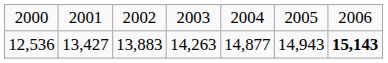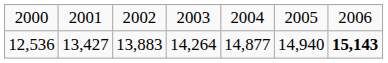(193, 44) 14,263 -> (193, 44) 14,264
(301, 44) 14,943 -> (301, 44) 14,940
